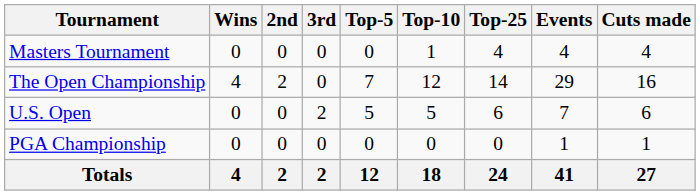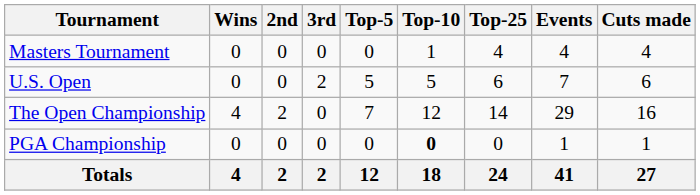rows swapped: (50, 112) <-> (107, 81)
(431, 143) normal -> (431, 143) bold
